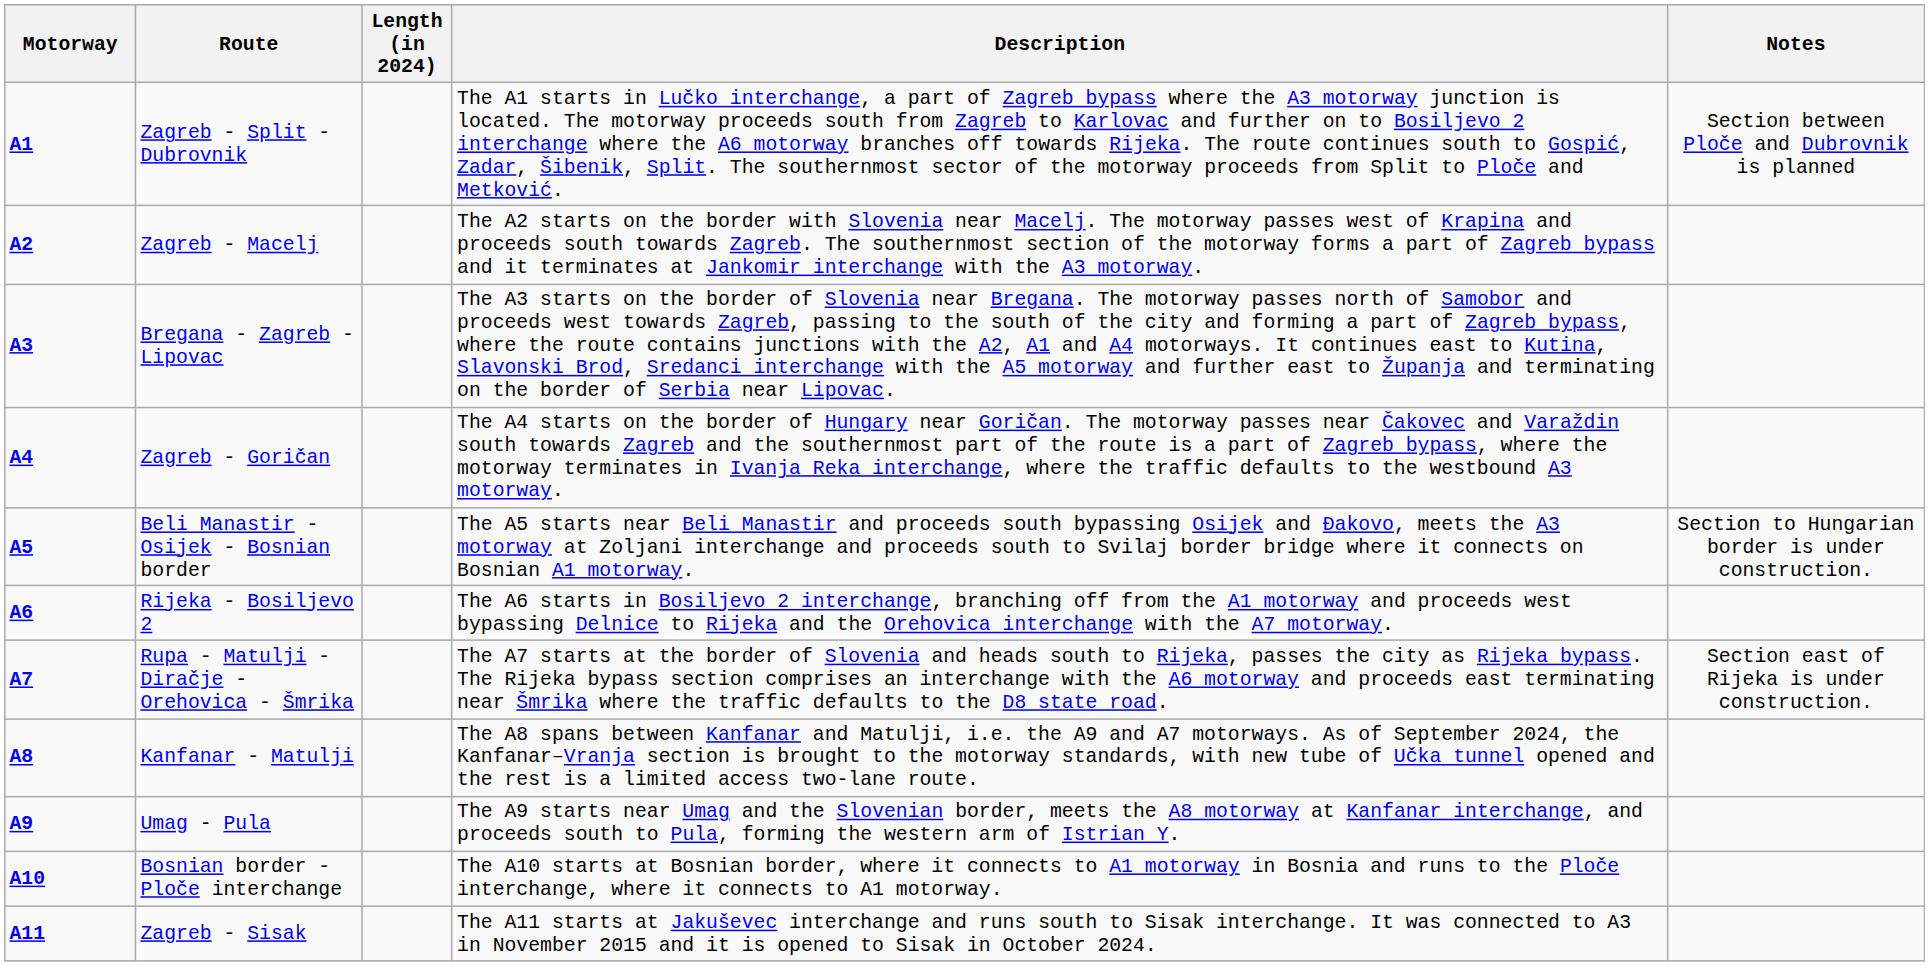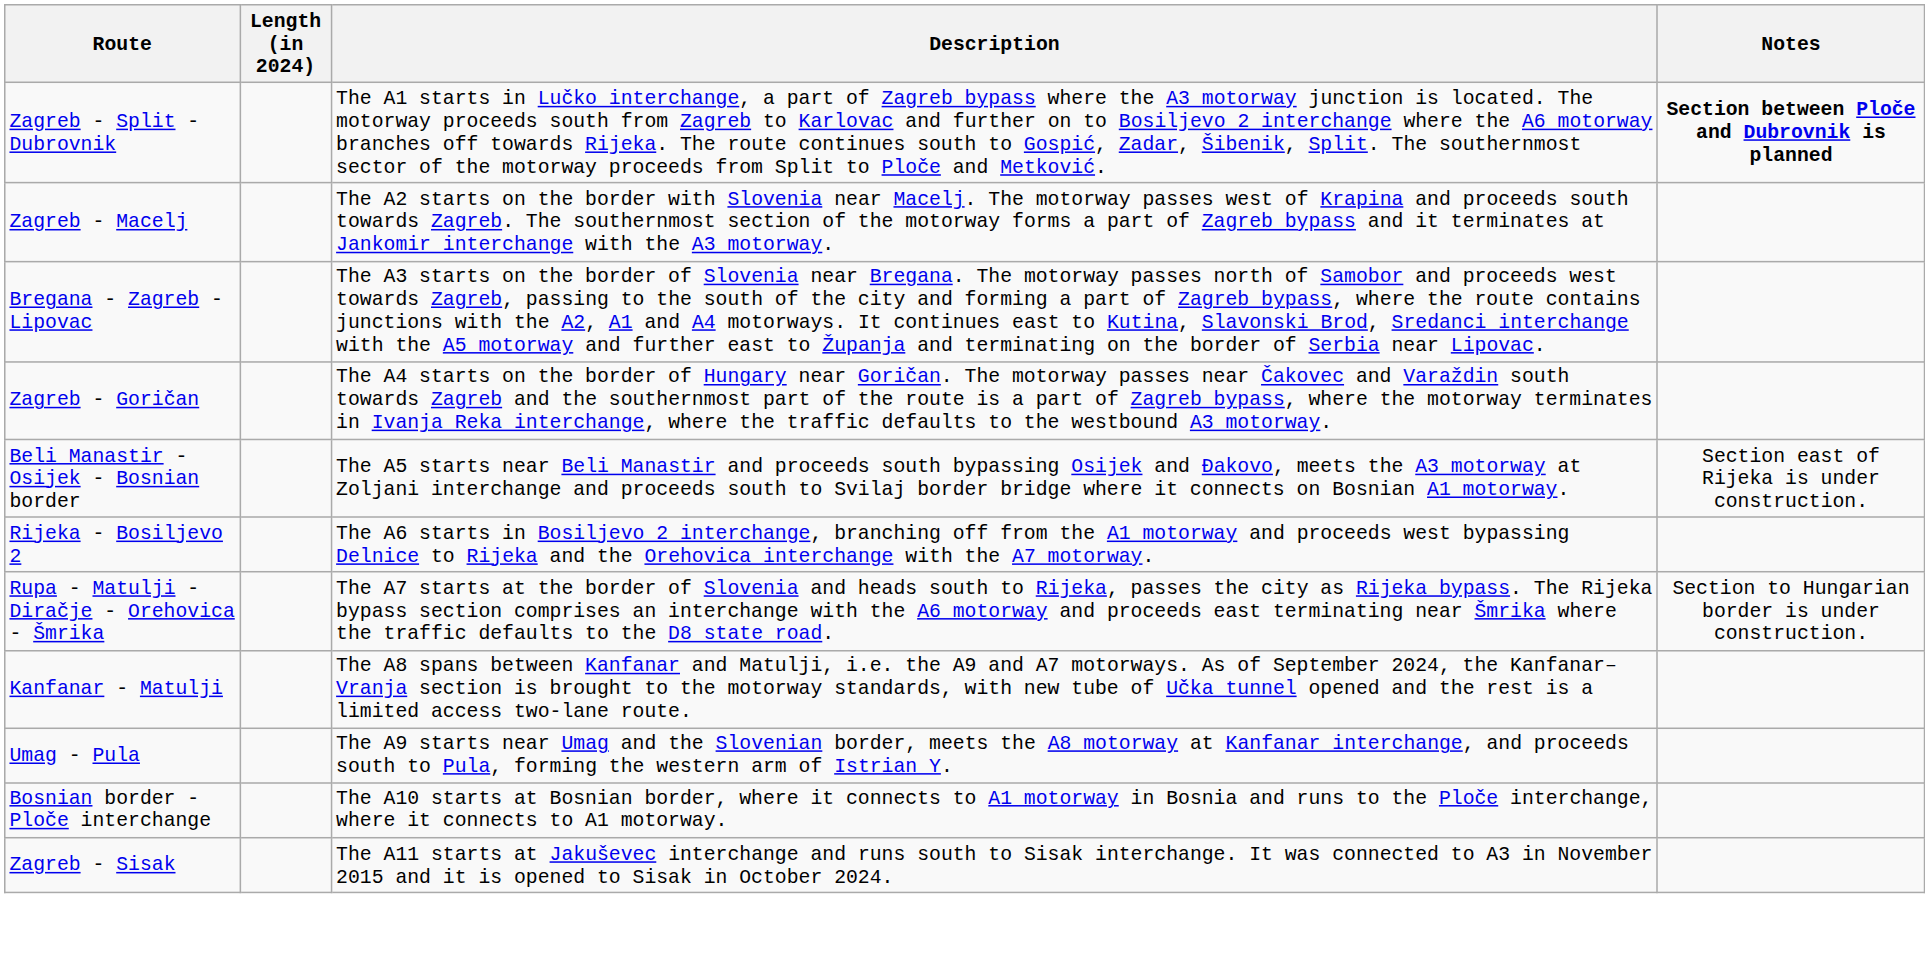- column: (70, 44)
(1796, 144) normal -> (1791, 133) bold
(1796, 547) Section to Hungarian border is under construction. -> (1791, 478) Section east of Rijeka is under construction.
(1796, 679) Section east of Rijeka is under construction. -> (1791, 611) Section to Hungarian border is under construction.
